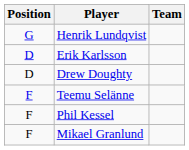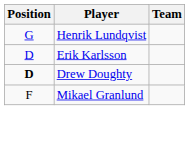(29, 74) normal -> (29, 74) bold
- row: (95, 94)
- row: (85, 114)
